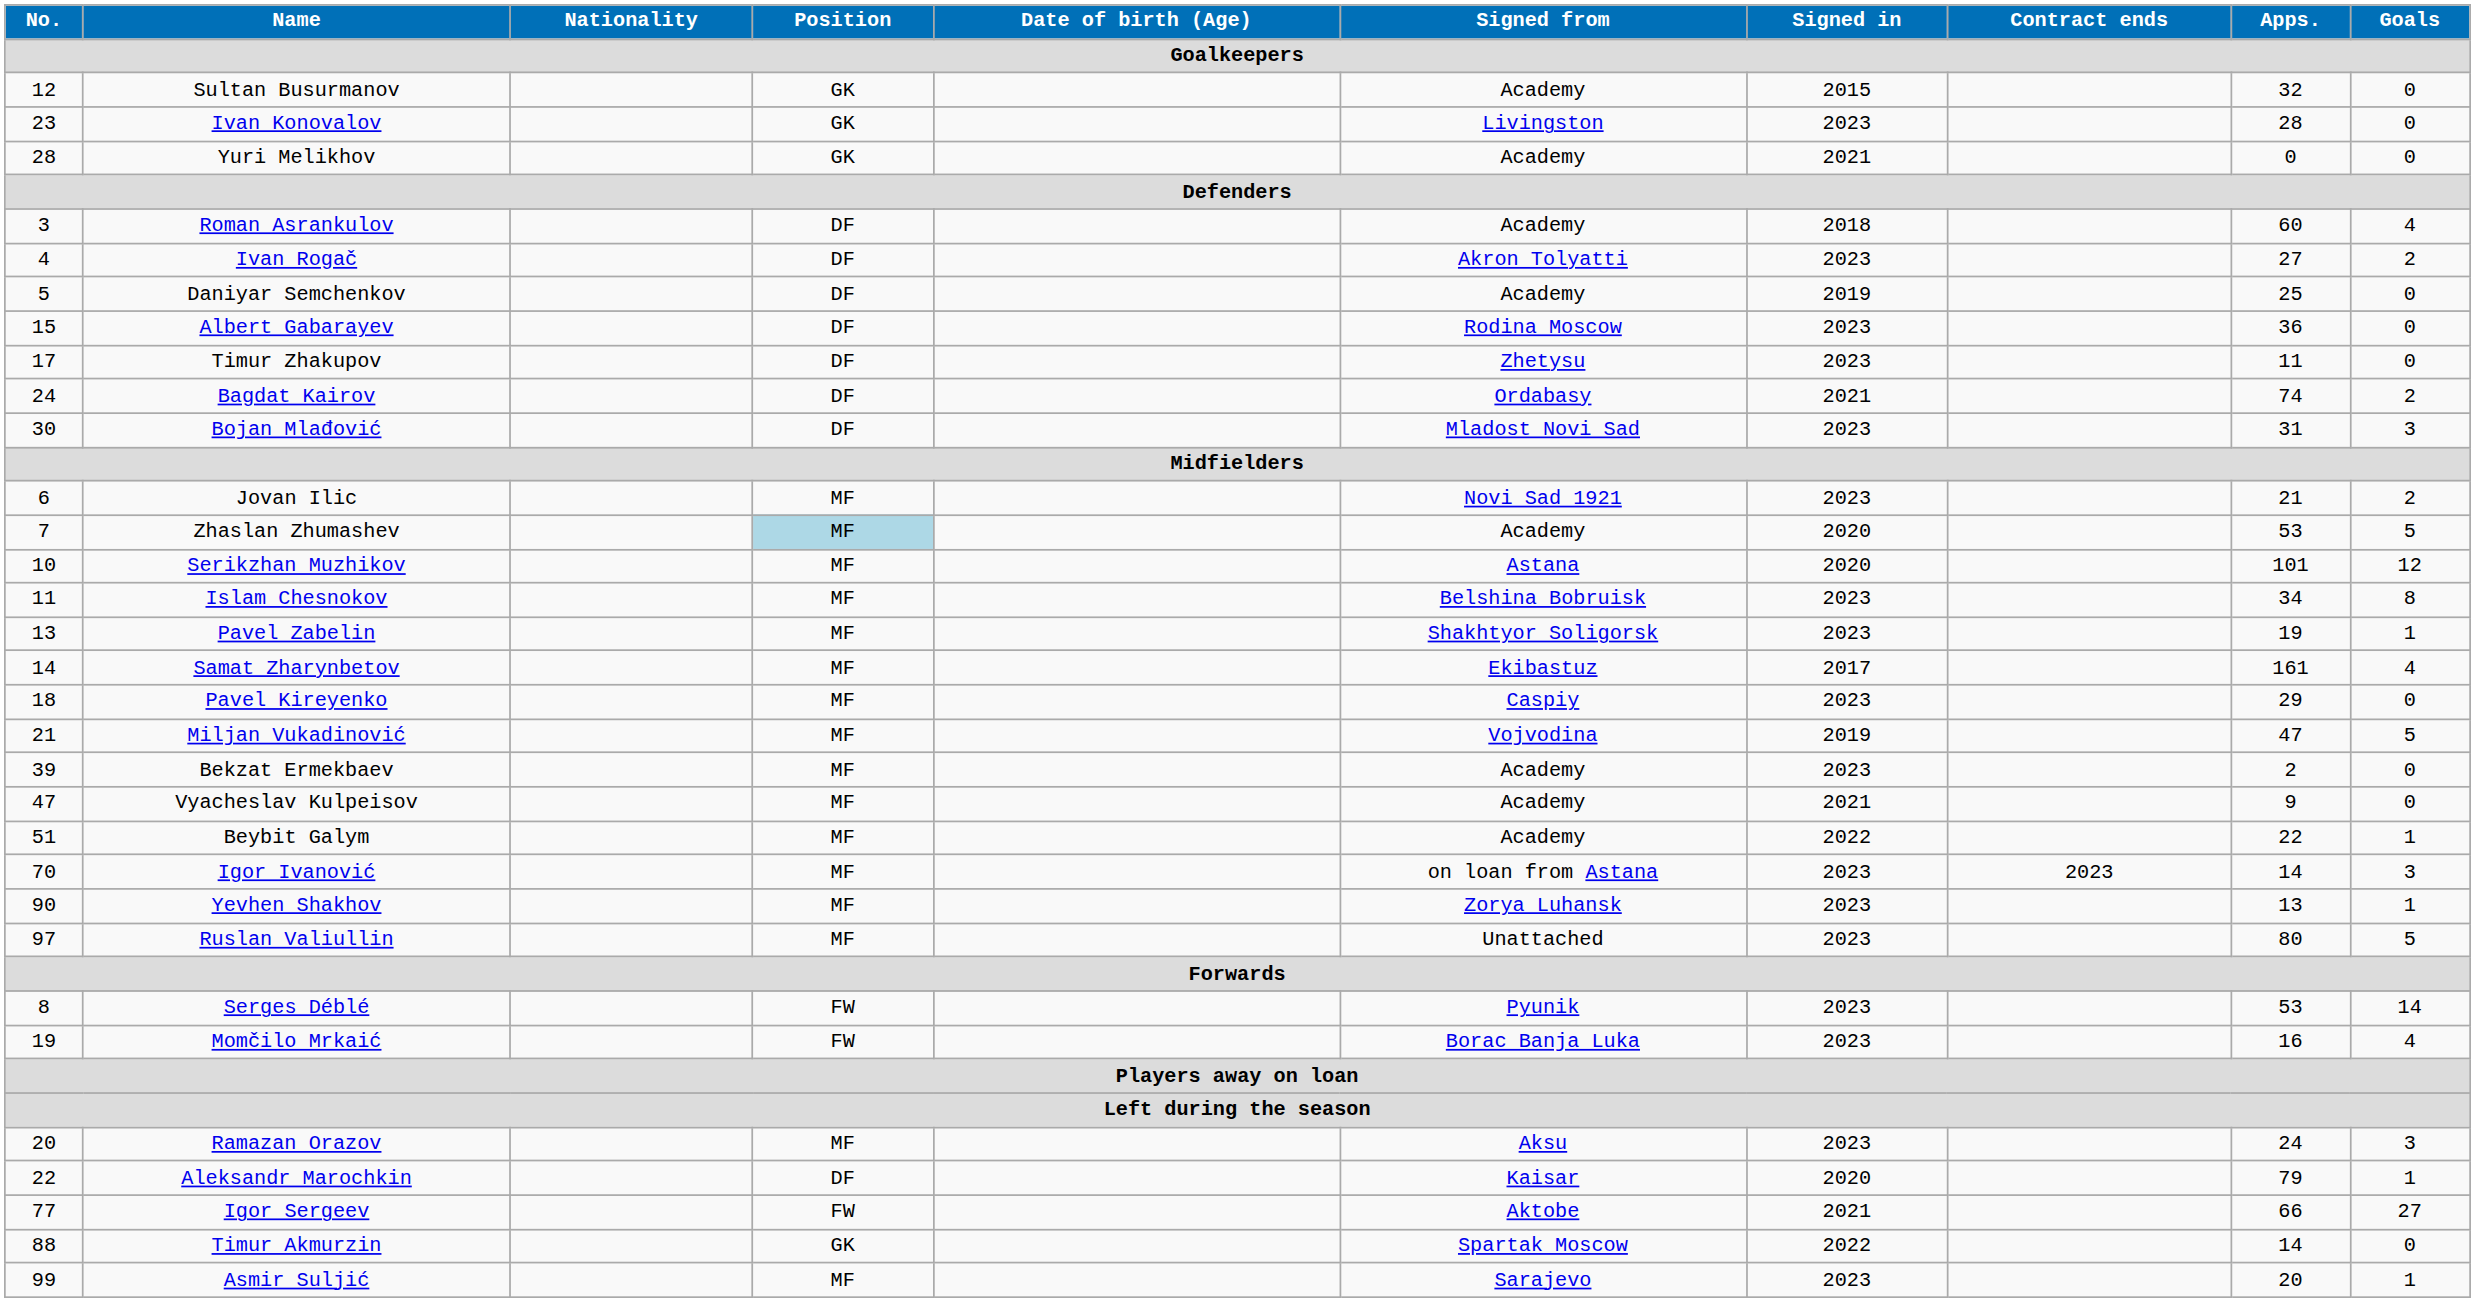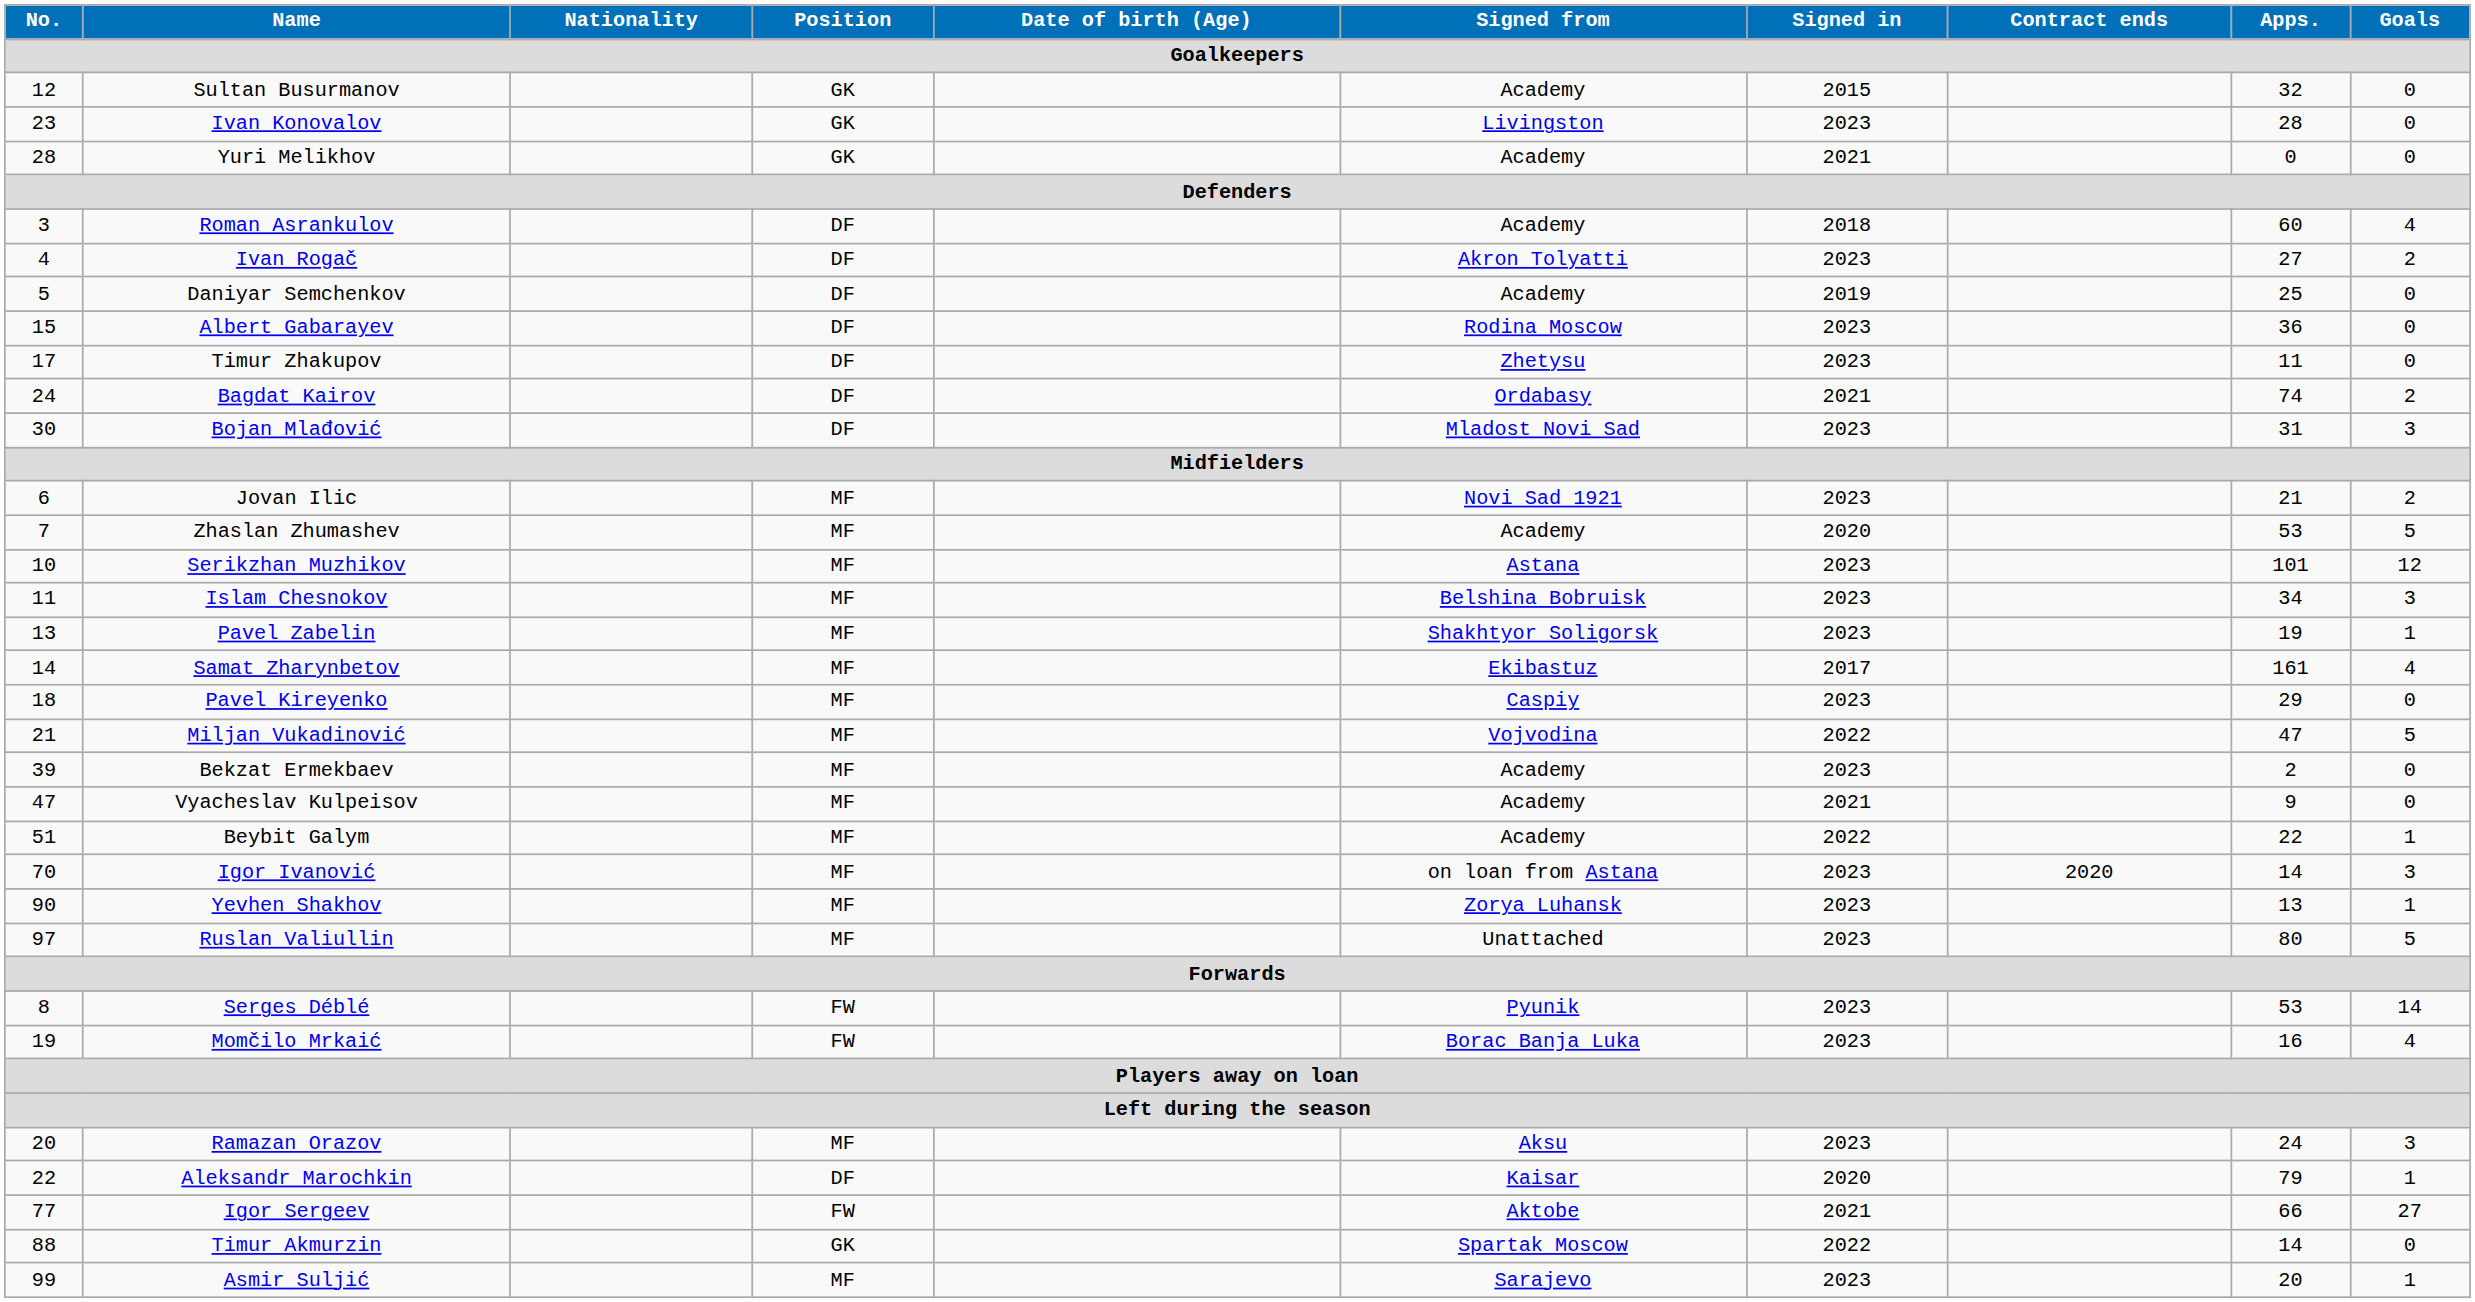(843, 532) lightblue background -> (843, 532) no background
(1847, 566) 2020 -> (1847, 566) 2023
(2410, 600) 8 -> (2410, 600) 3
(1847, 736) 2019 -> (1847, 736) 2022
(2089, 872) 2023 -> (2089, 872) 2020
